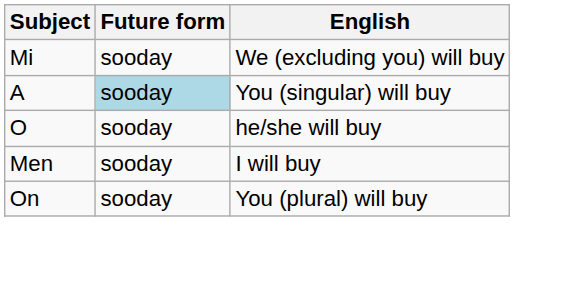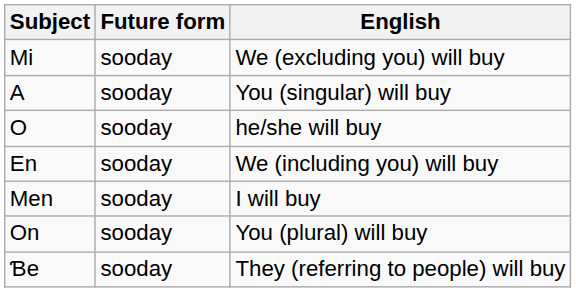(136, 92) lightblue background -> (136, 92) no background
+ row: (23, 163)
+ row: (24, 269)
